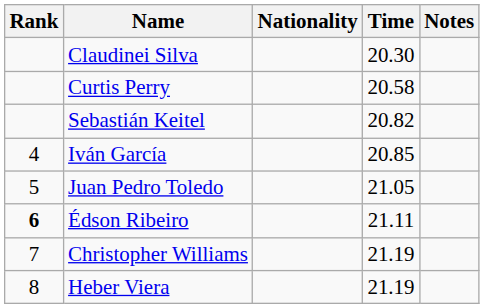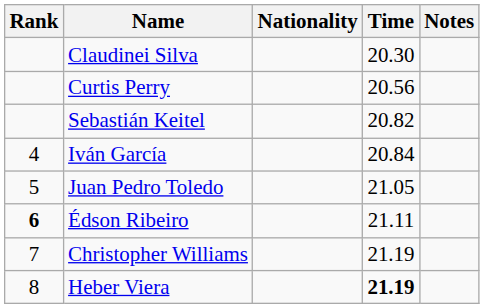(391, 87) 20.58 -> (391, 87) 20.56
(391, 154) 20.85 -> (391, 154) 20.84
(391, 287) normal -> (391, 287) bold
